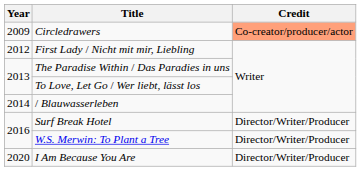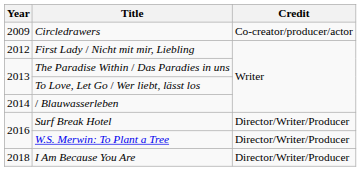(294, 31) lightsalmon background -> (294, 31) no background
(18, 157) 2020 -> (18, 157) 2018
